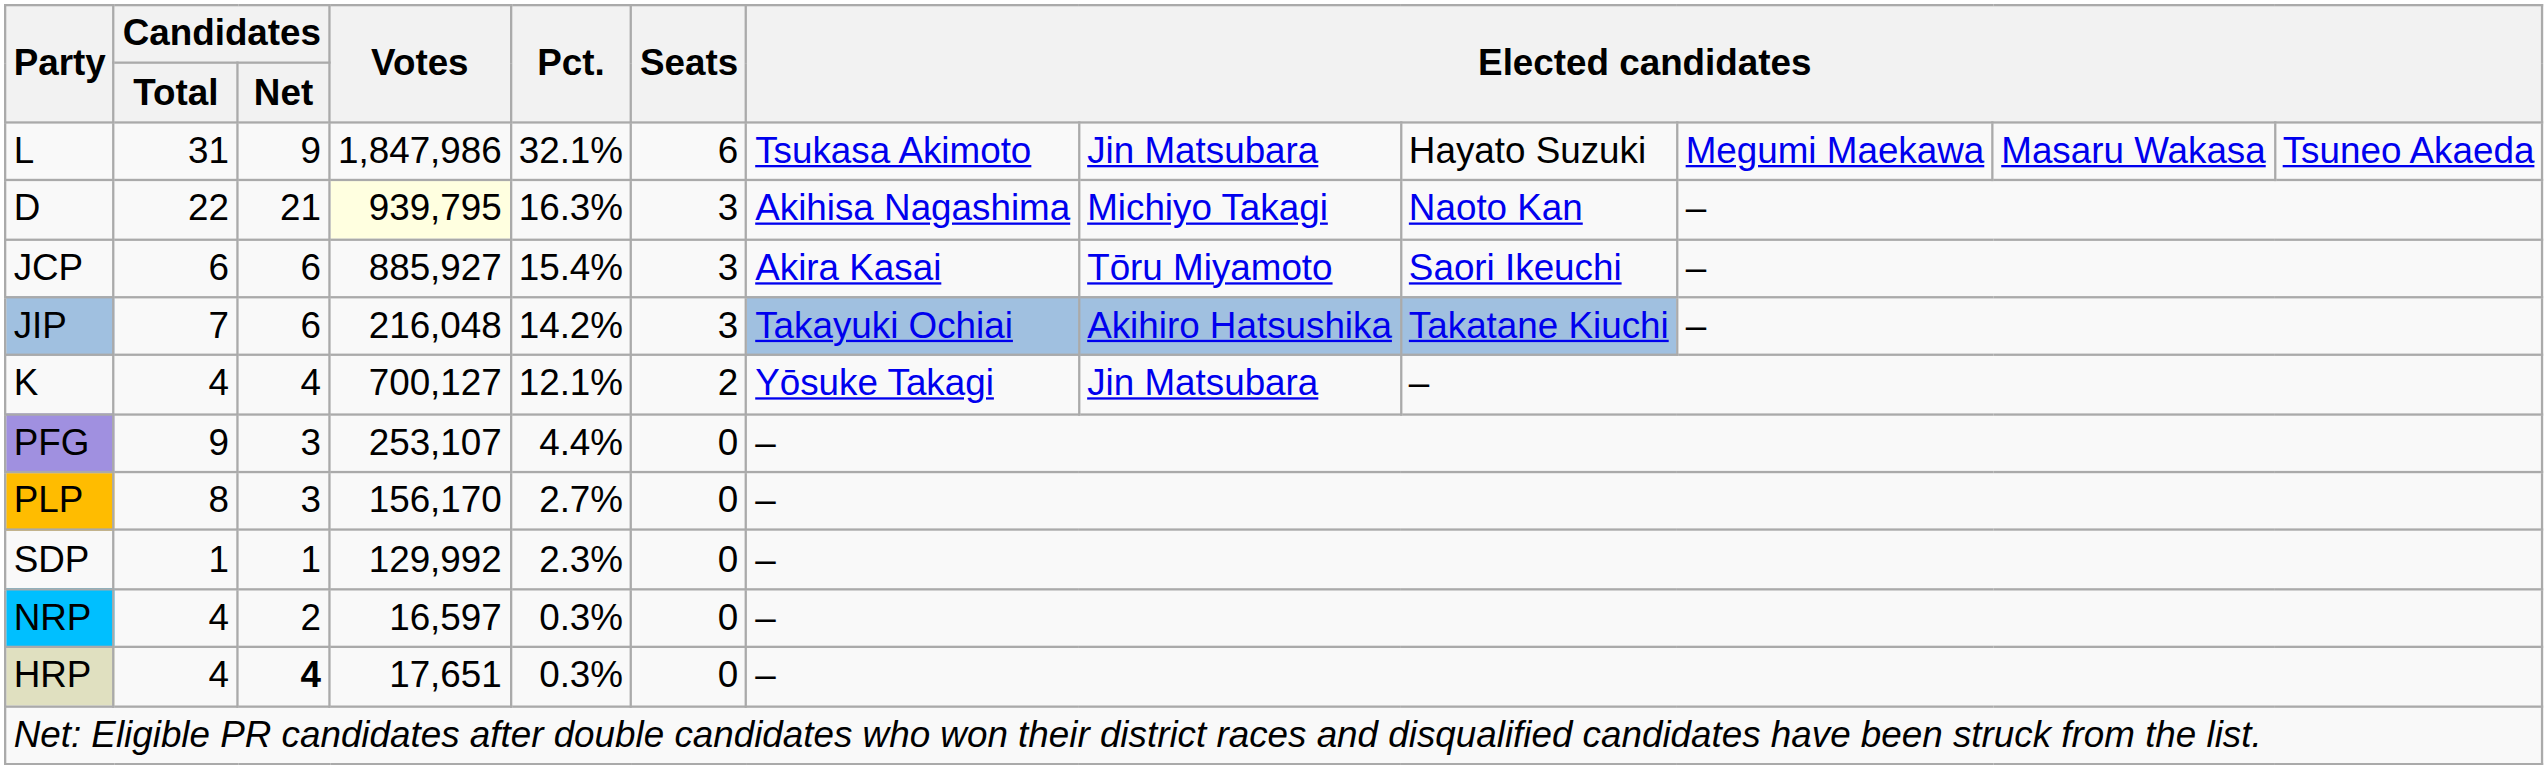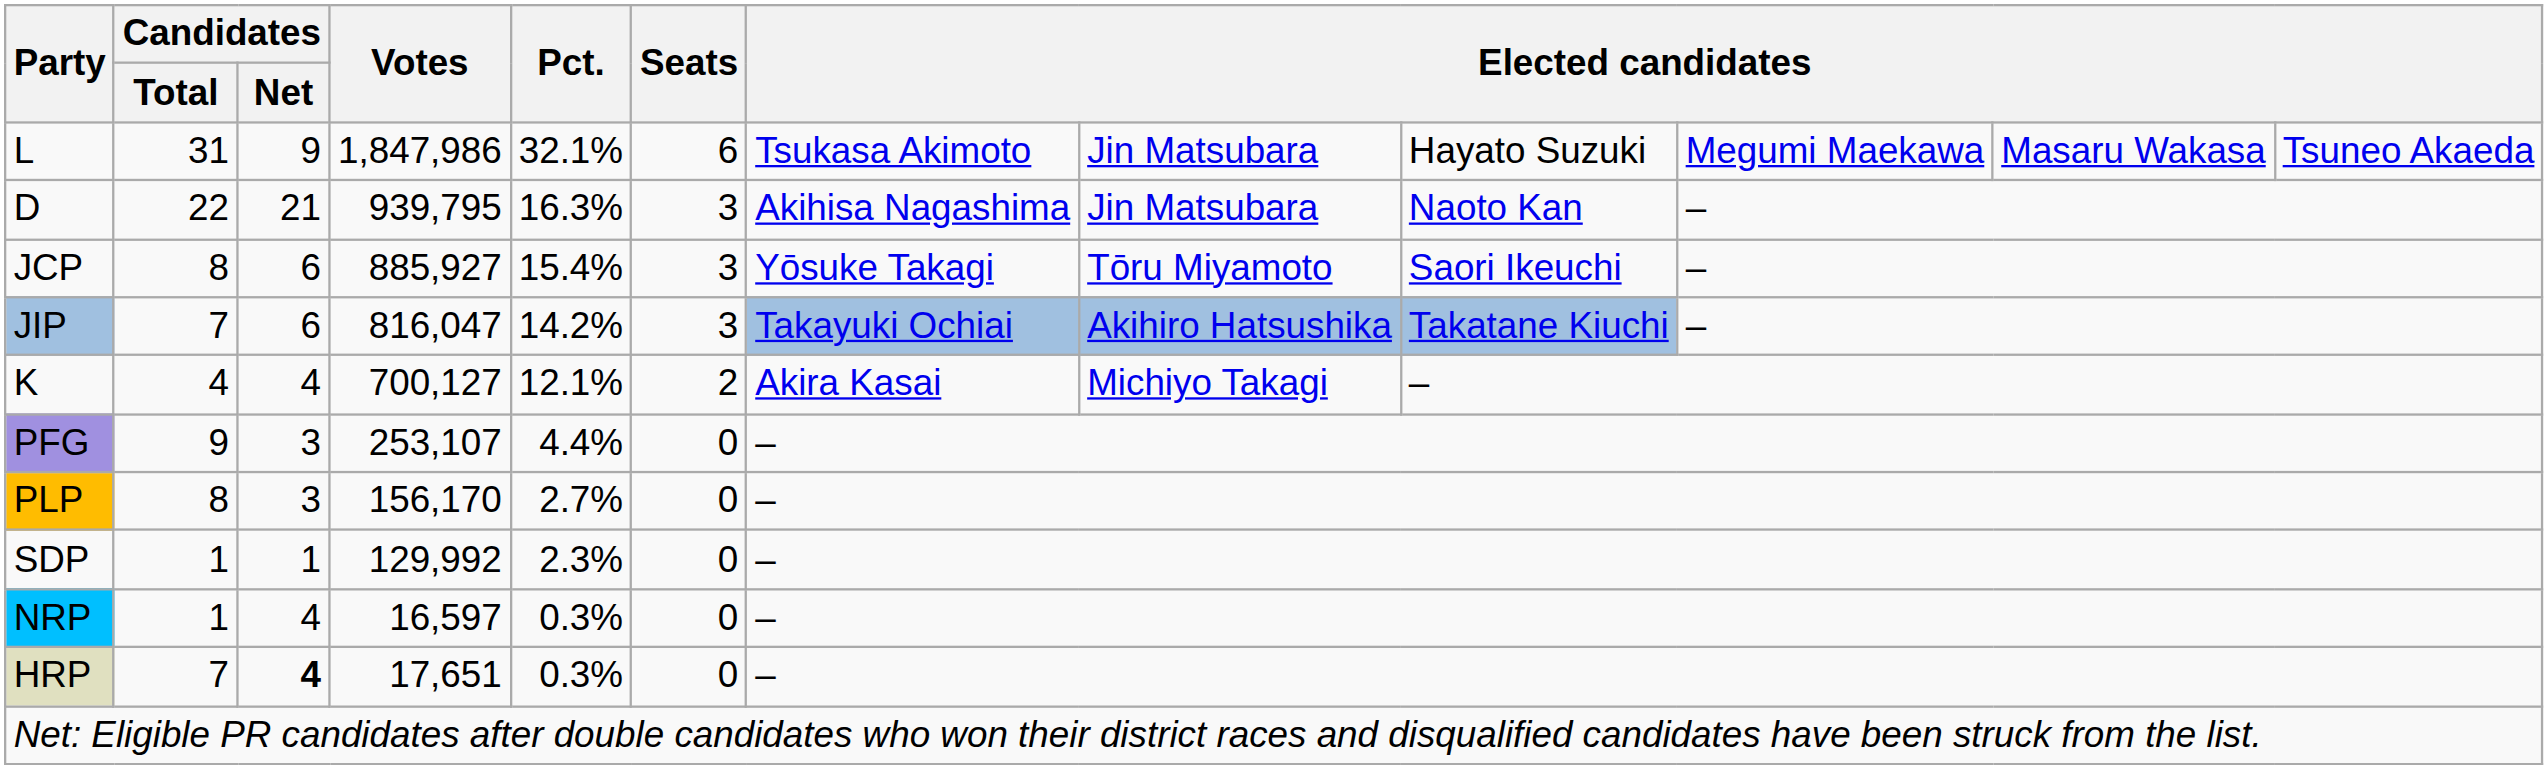(435, 208) lightyellow background -> (435, 208) no background
(1207, 208) Michiyo Takagi -> (1203, 208) Jin Matsubara
(219, 267) 6 -> (219, 267) 8
(848, 267) Akira Kasai -> (875, 267) Yōsuke Takagi
(435, 325) 216,048 -> (435, 325) 816,047
(875, 383) Yōsuke Takagi -> (848, 383) Akira Kasai
(1203, 383) Jin Matsubara -> (1207, 383) Michiyo Takagi
(219, 617) 4 -> (219, 617) 1
(311, 617) 2 -> (311, 617) 4
(219, 675) 4 -> (219, 675) 7
